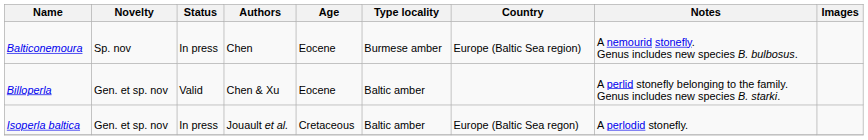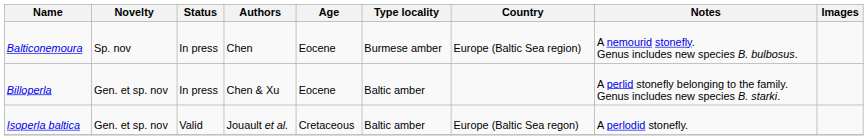(191, 90) Valid -> (199, 90) In press
(199, 126) In press -> (191, 126) Valid
